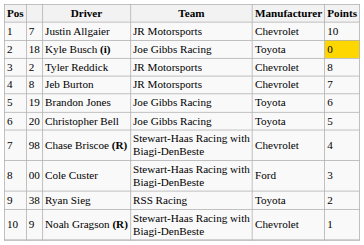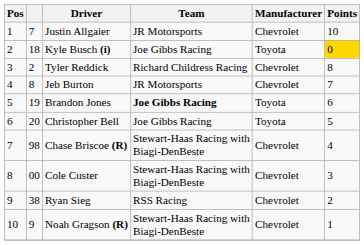(167, 66) JR Motorsports -> (190, 66) Richard Childress Racing
(172, 102) normal -> (175, 102) bold
(265, 175) Ford -> (277, 175) Chevrolet
(270, 200) Toyota -> (277, 200) Chevrolet
